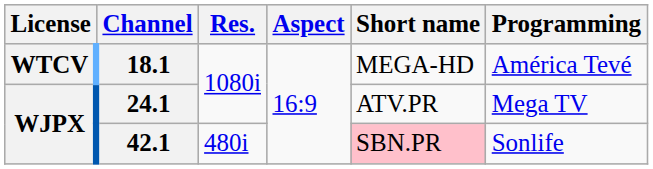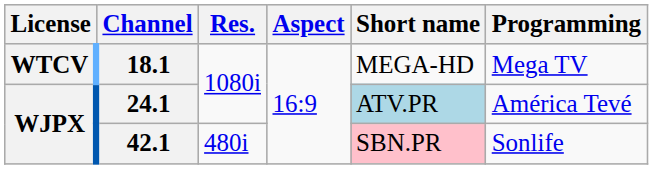(562, 63) América Tevé -> (540, 63) Mega TV
(397, 103) no background -> (397, 103) lightblue background
(540, 103) Mega TV -> (562, 103) América Tevé
